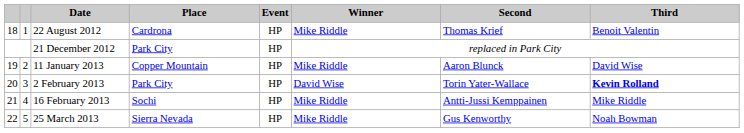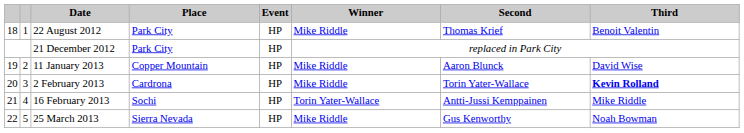(152, 30) Cardrona -> (152, 30) Park City
(152, 83) Park City -> (152, 83) Cardrona
(319, 83) David Wise -> (321, 83) Mike Riddle
(321, 100) Mike Riddle -> (336, 100) Torin Yater-Wallace
